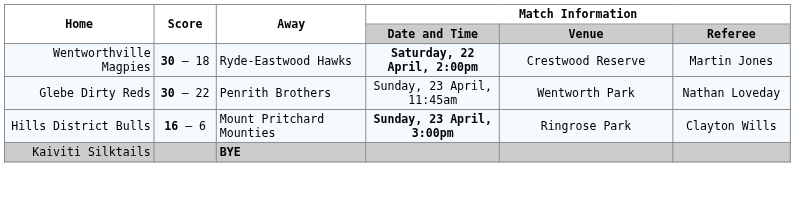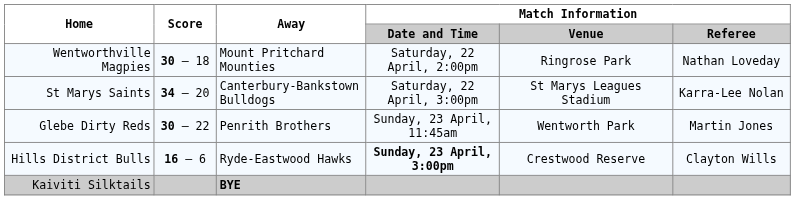(286, 60) Ryde-Eastwood Hawks -> (272, 60) Mount Pritchard Mounties
(433, 60) bold -> (433, 60) normal
(586, 60) Crestwood Reserve -> (586, 60) Ringrose Park
(731, 60) Martin Jones -> (731, 60) Nathan Loveday
+ row: (98, 93)
(731, 93) Nathan Loveday -> (731, 126) Martin Jones
(272, 126) Mount Pritchard Mounties -> (286, 159) Ryde-Eastwood Hawks
(586, 126) Ringrose Park -> (586, 159) Crestwood Reserve
